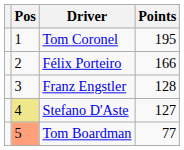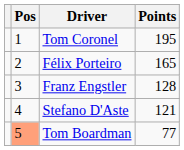(166, 63) 166 -> (166, 63) 165
(18, 110) khaki background -> (18, 110) no background
(166, 110) 127 -> (166, 110) 121
